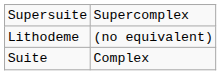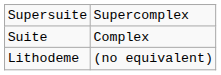rows swapped: (28, 59) <-> (43, 37)
